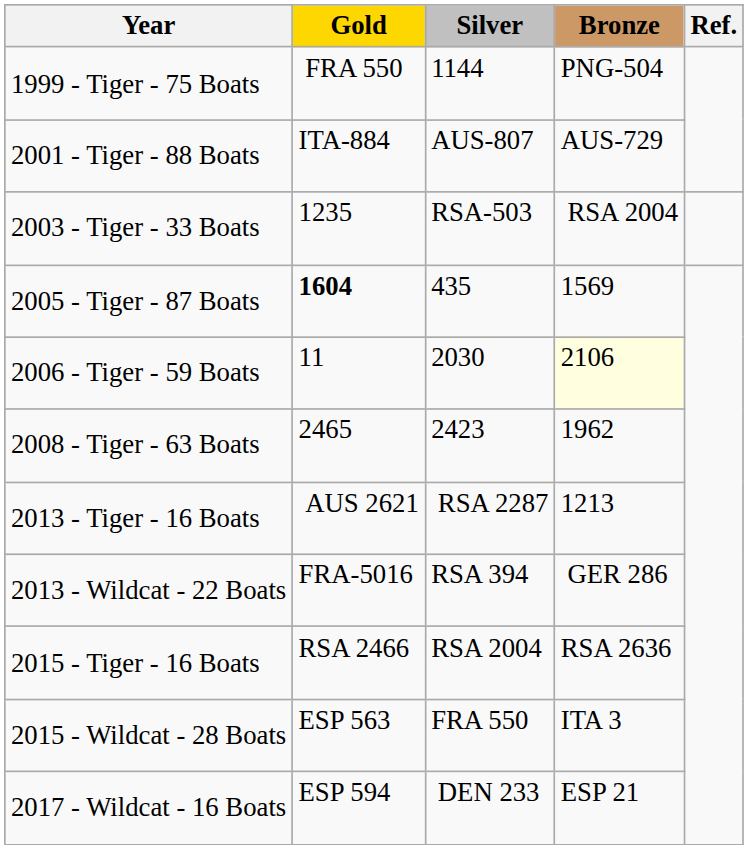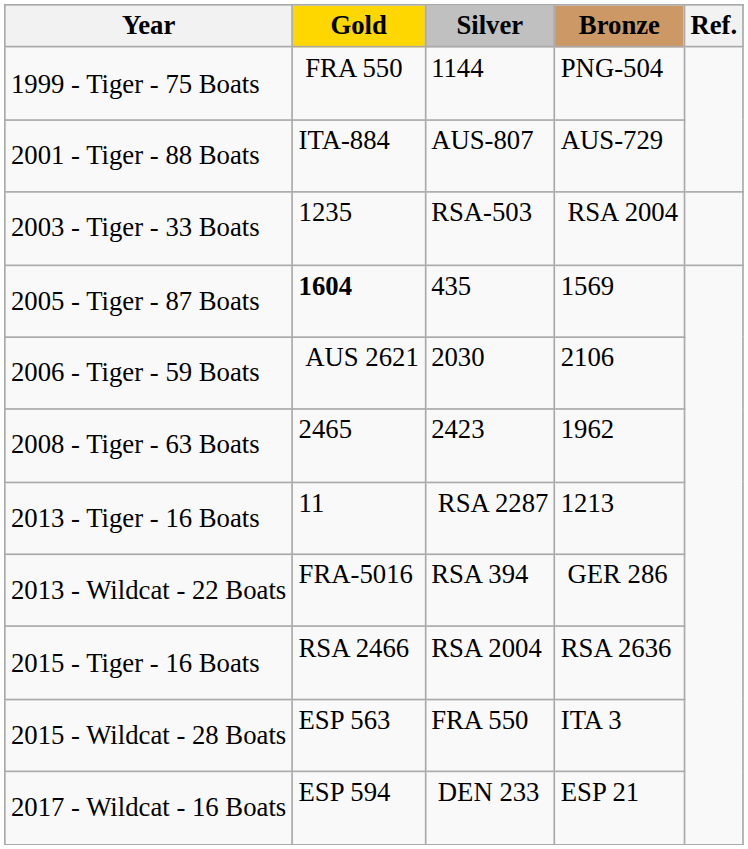(311, 357) 11 -> (359, 357) AUS 2621
(587, 357) lightyellow background -> (587, 357) no background
(359, 502) AUS 2621 -> (311, 502) 11
